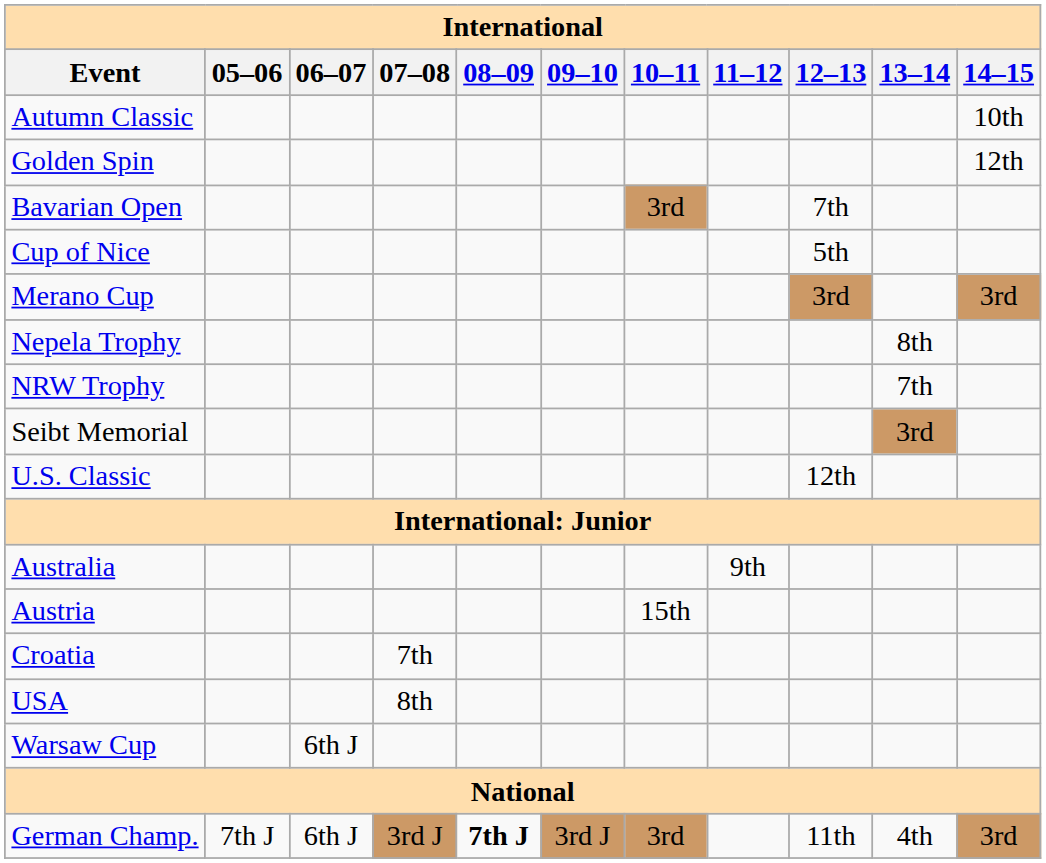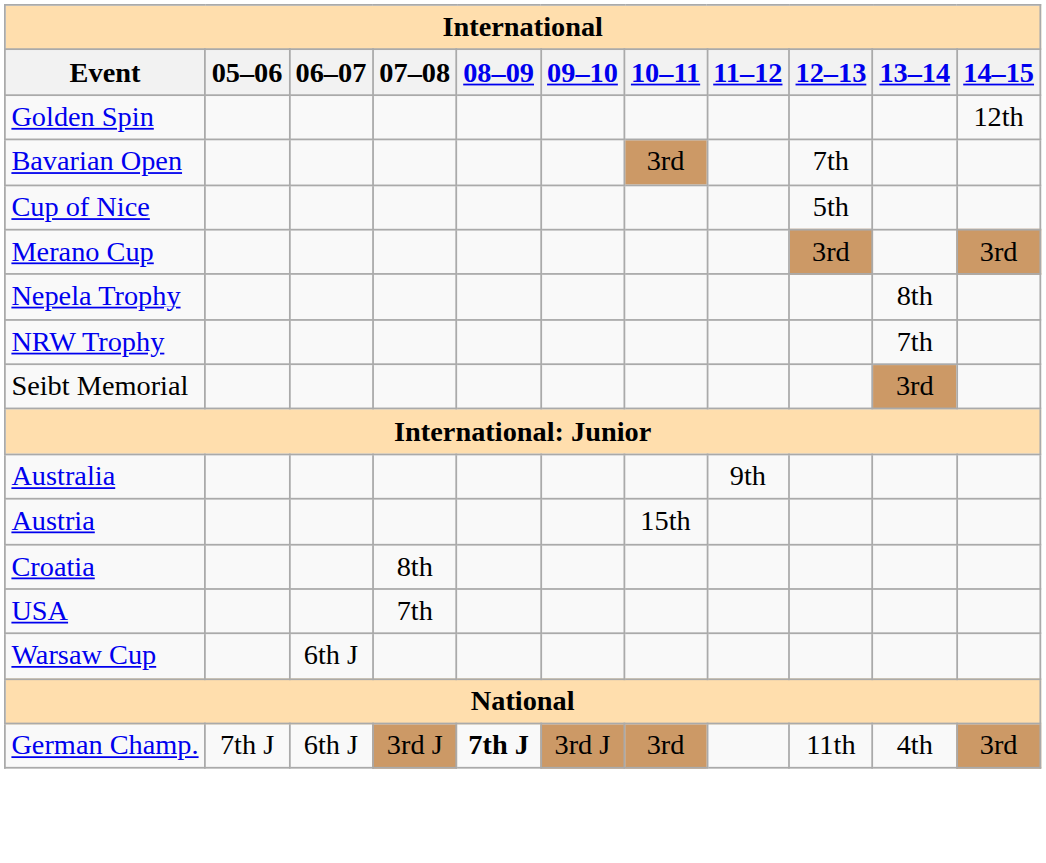- row: (102, 116)
- row: (81, 476)
(415, 655) 7th -> (415, 565) 8th
(415, 700) 8th -> (415, 610) 7th
